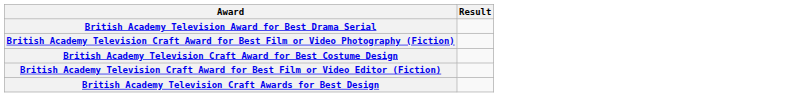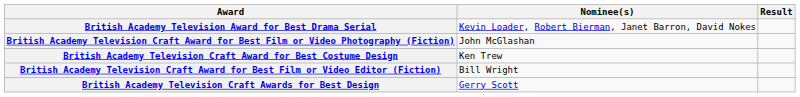+ column: (608, 12)
